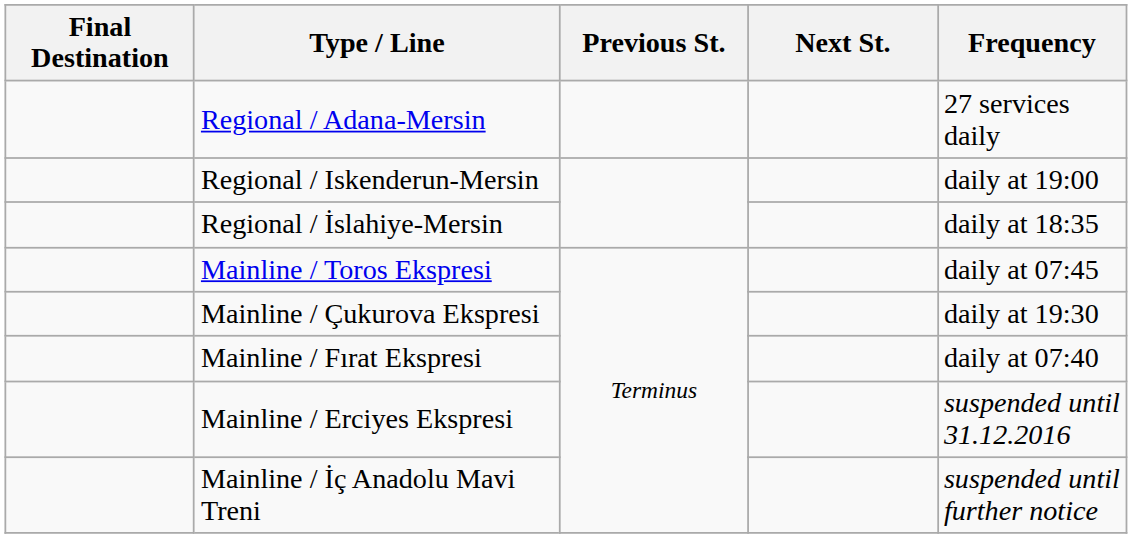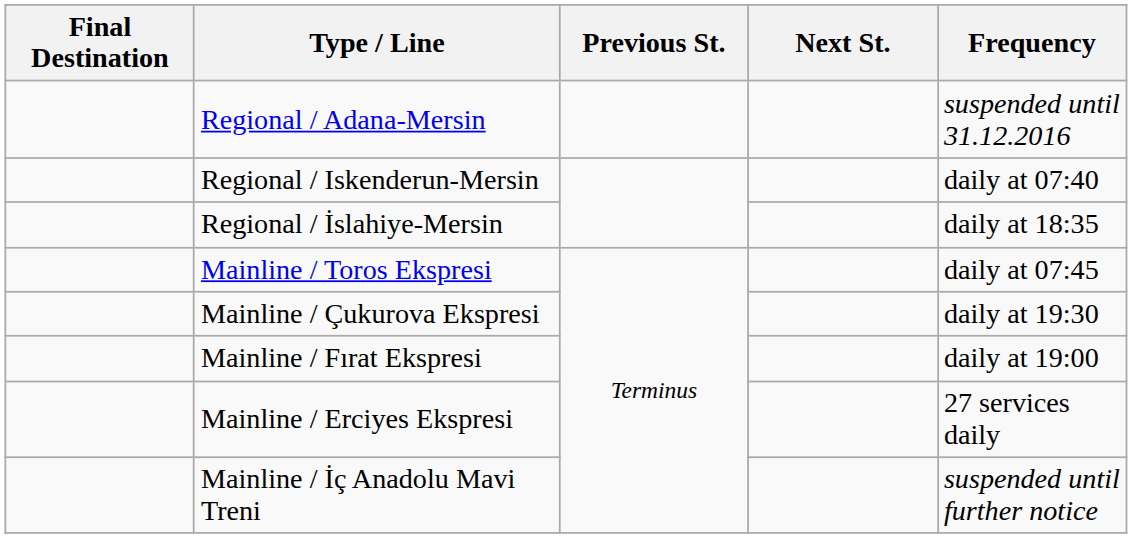(1007, 119) 27 services daily -> (1032, 119) suspended until 31.12.2016
(1021, 179) daily at 19:00 -> (1021, 179) daily at 07:40
(1021, 358) daily at 07:40 -> (1021, 358) daily at 19:00
(1032, 418) suspended until 31.12.2016 -> (1007, 418) 27 services daily
